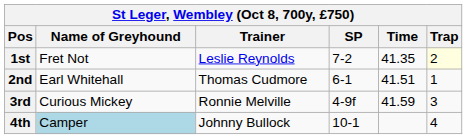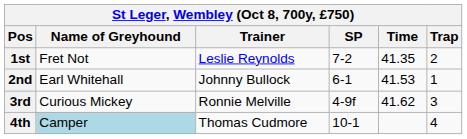(434, 58) lightyellow background -> (434, 58) no background
(253, 79) Thomas Cudmore -> (244, 79) Johnny Bullock
(398, 79) 41.51 -> (398, 79) 41.53
(398, 101) 41.59 -> (398, 101) 41.62
(244, 123) Johnny Bullock -> (253, 123) Thomas Cudmore
